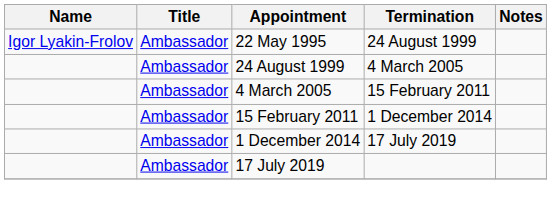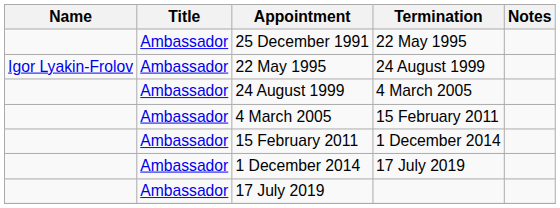+ row: (302, 41)
